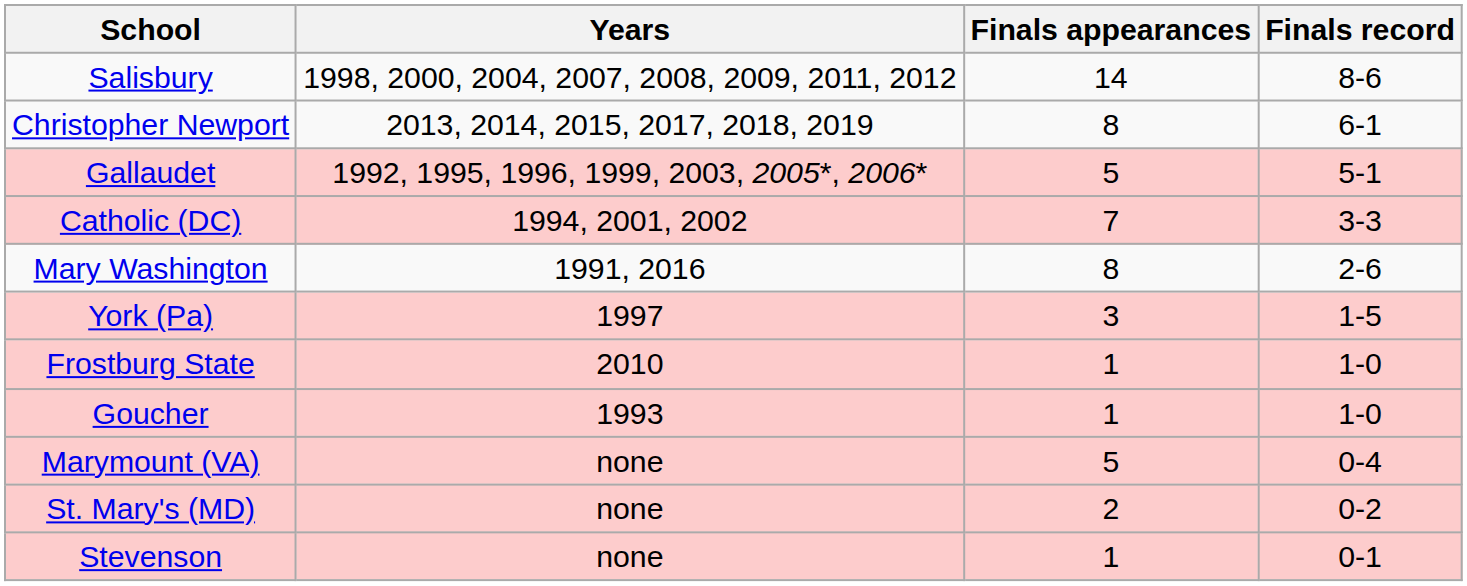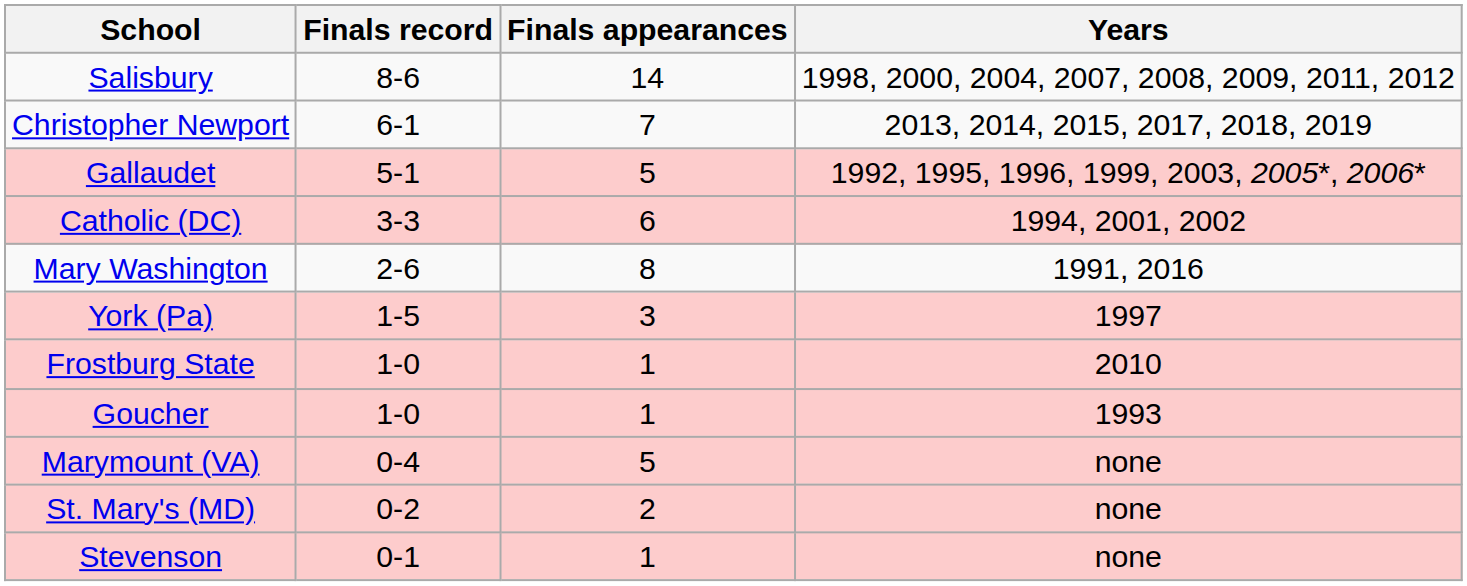columns swapped: (1360, 29) <-> (630, 29)
(1111, 125) 8 -> (647, 125) 7
(1111, 221) 7 -> (647, 221) 6
